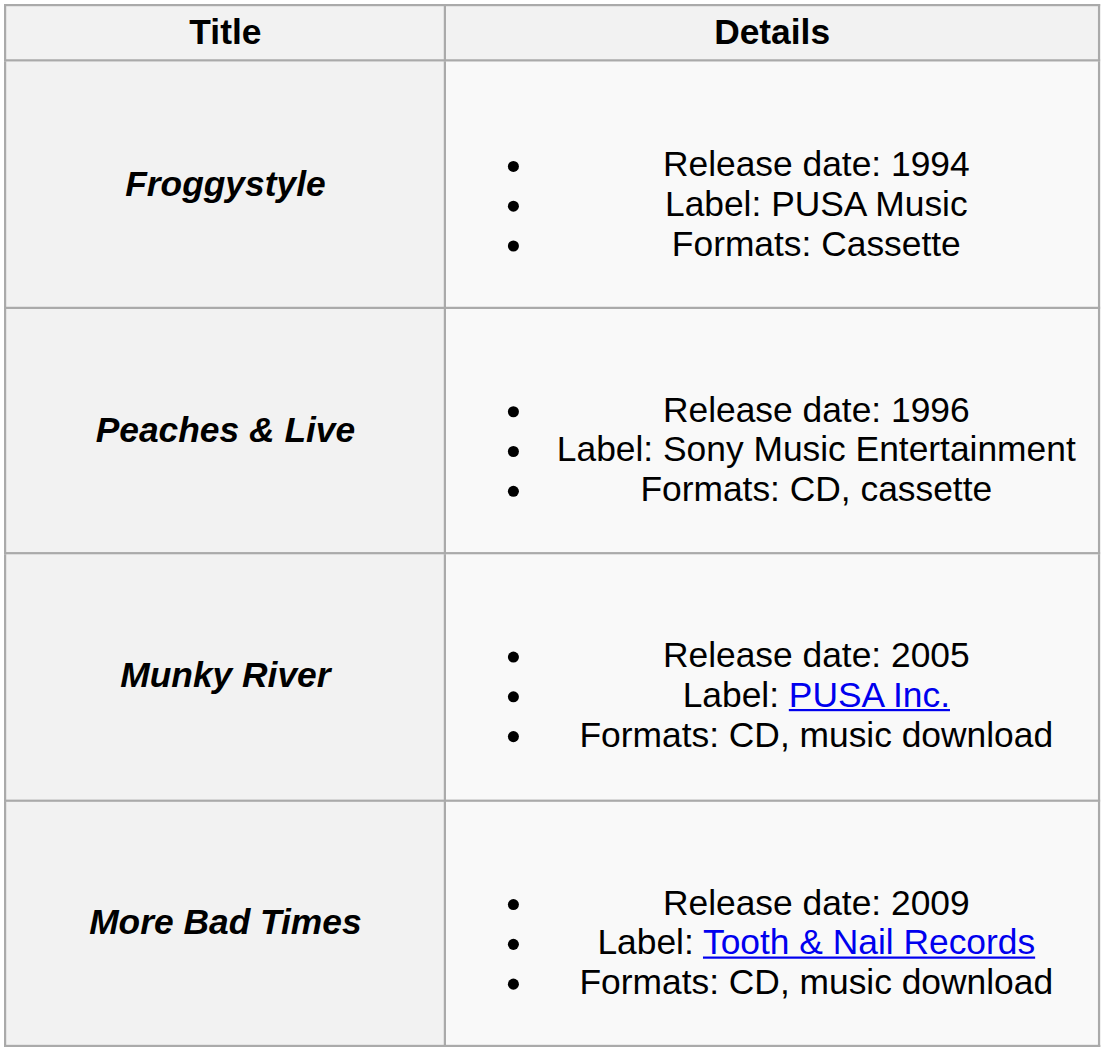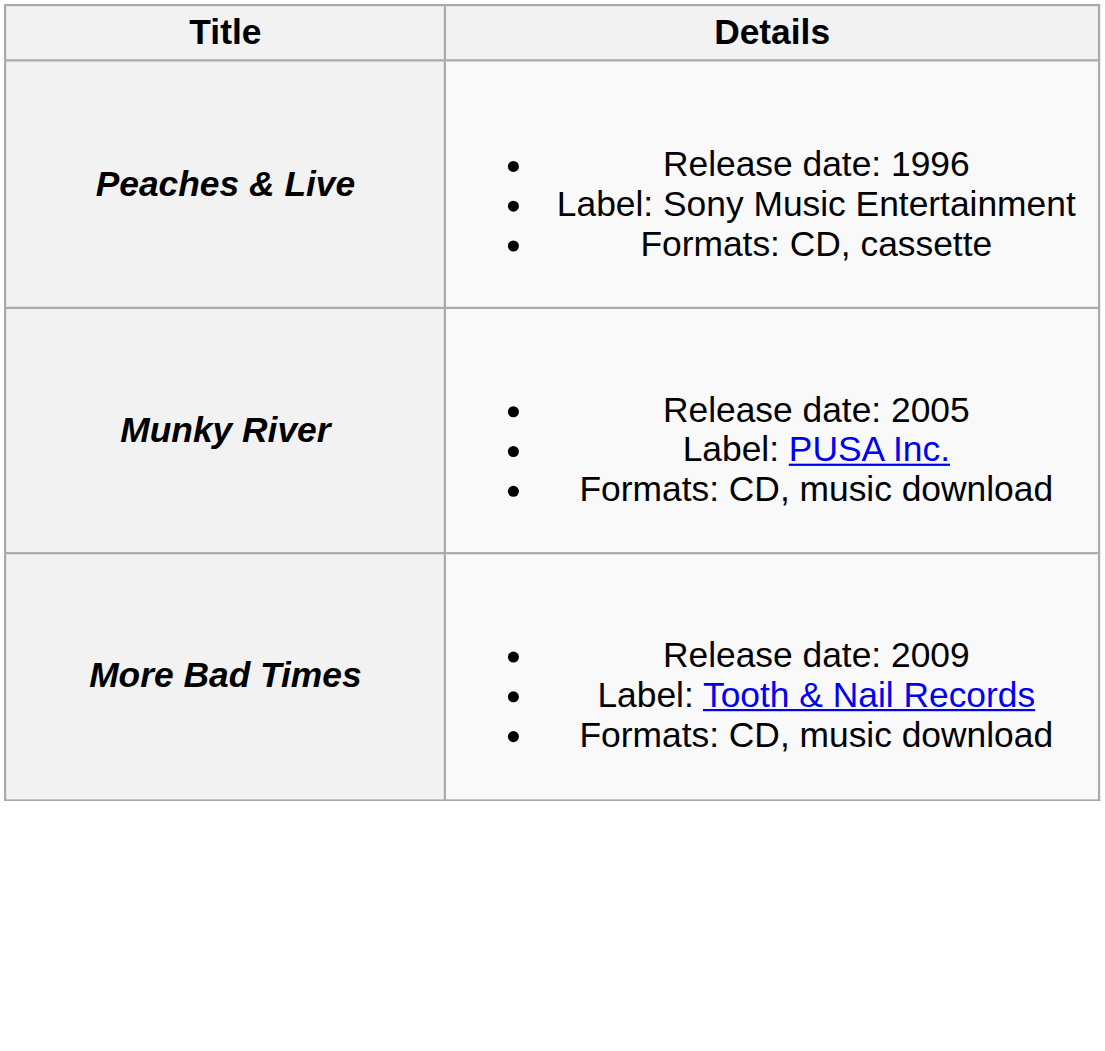- row: (225, 183)
